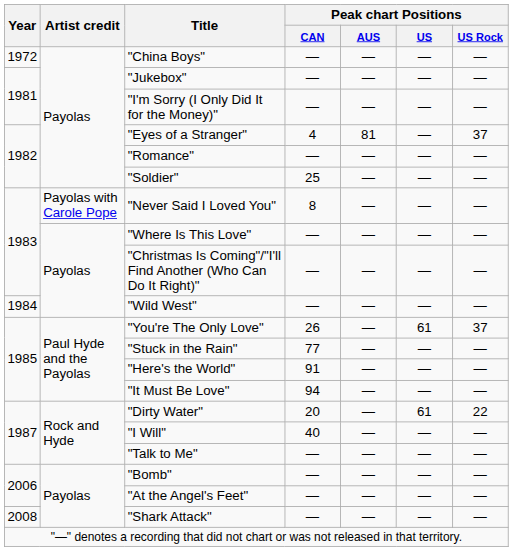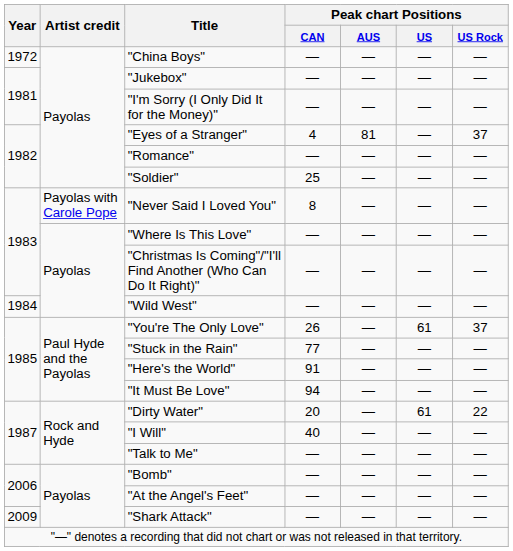(22, 517) 2008 -> (22, 517) 2009
